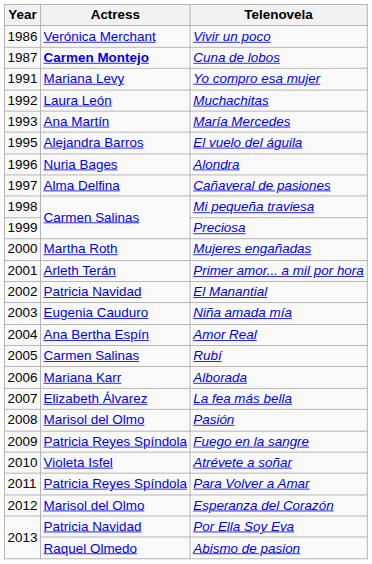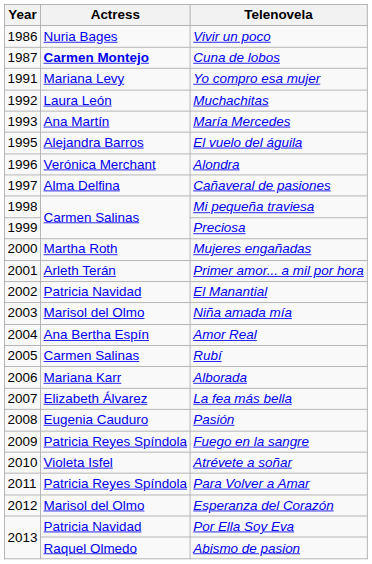(100, 36) Verónica Merchant -> (81, 36) Nuria Bages
(81, 164) Nuria Bages -> (100, 164) Verónica Merchant
(96, 313) Eugenia Cauduro -> (94, 313) Marisol del Olmo
(94, 420) Marisol del Olmo -> (96, 420) Eugenia Cauduro
